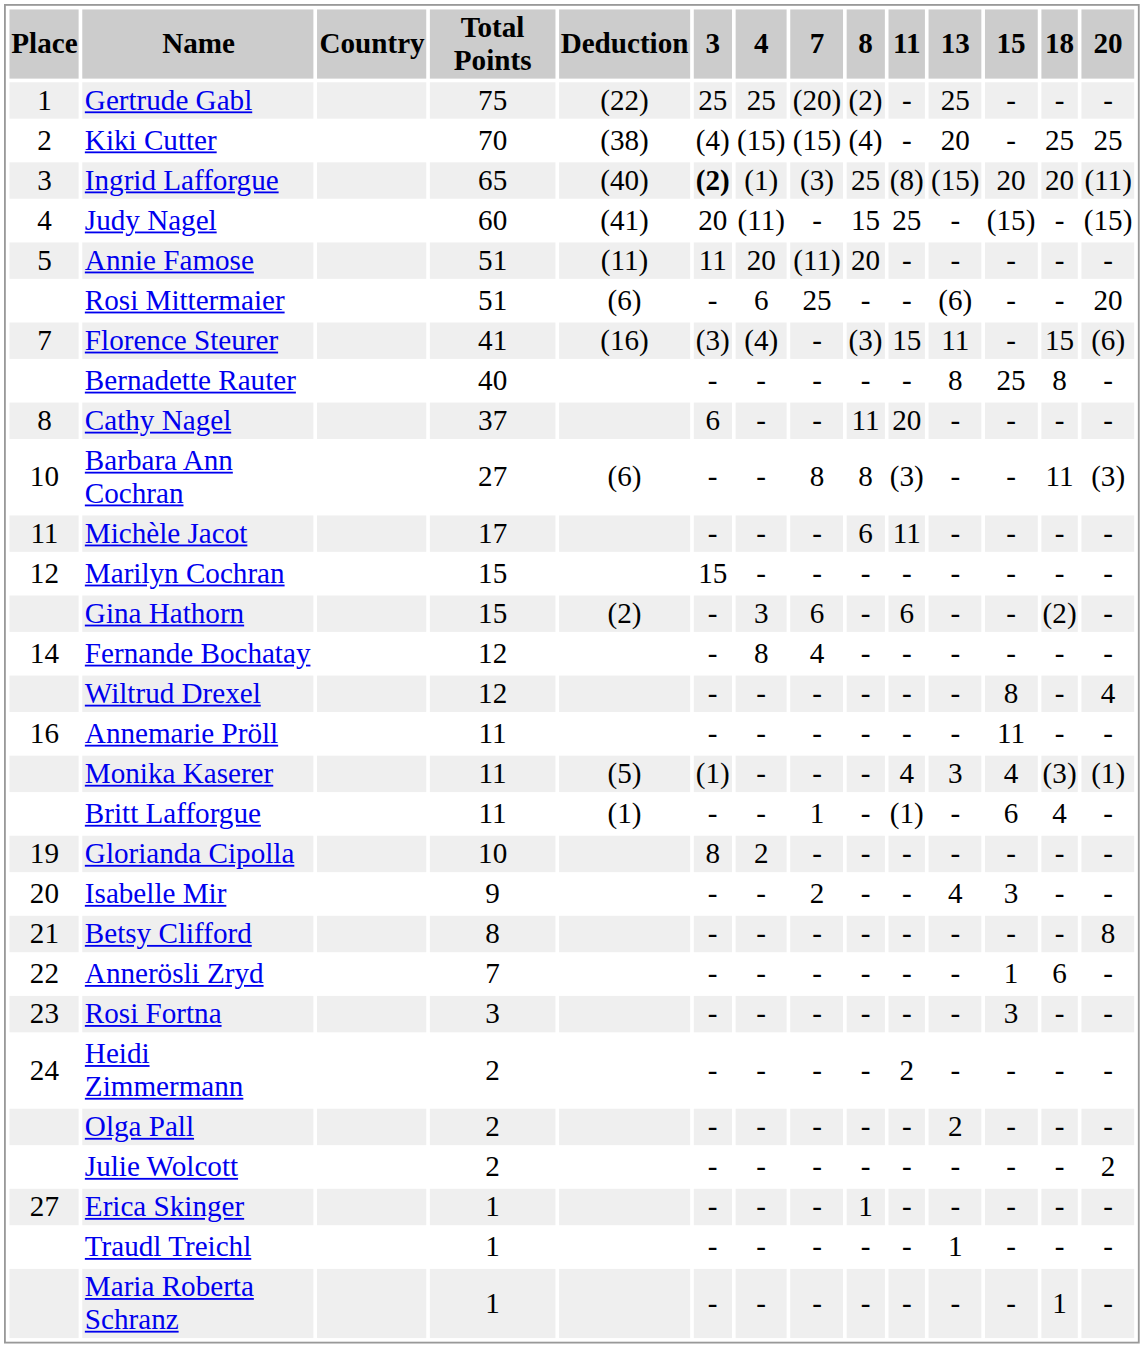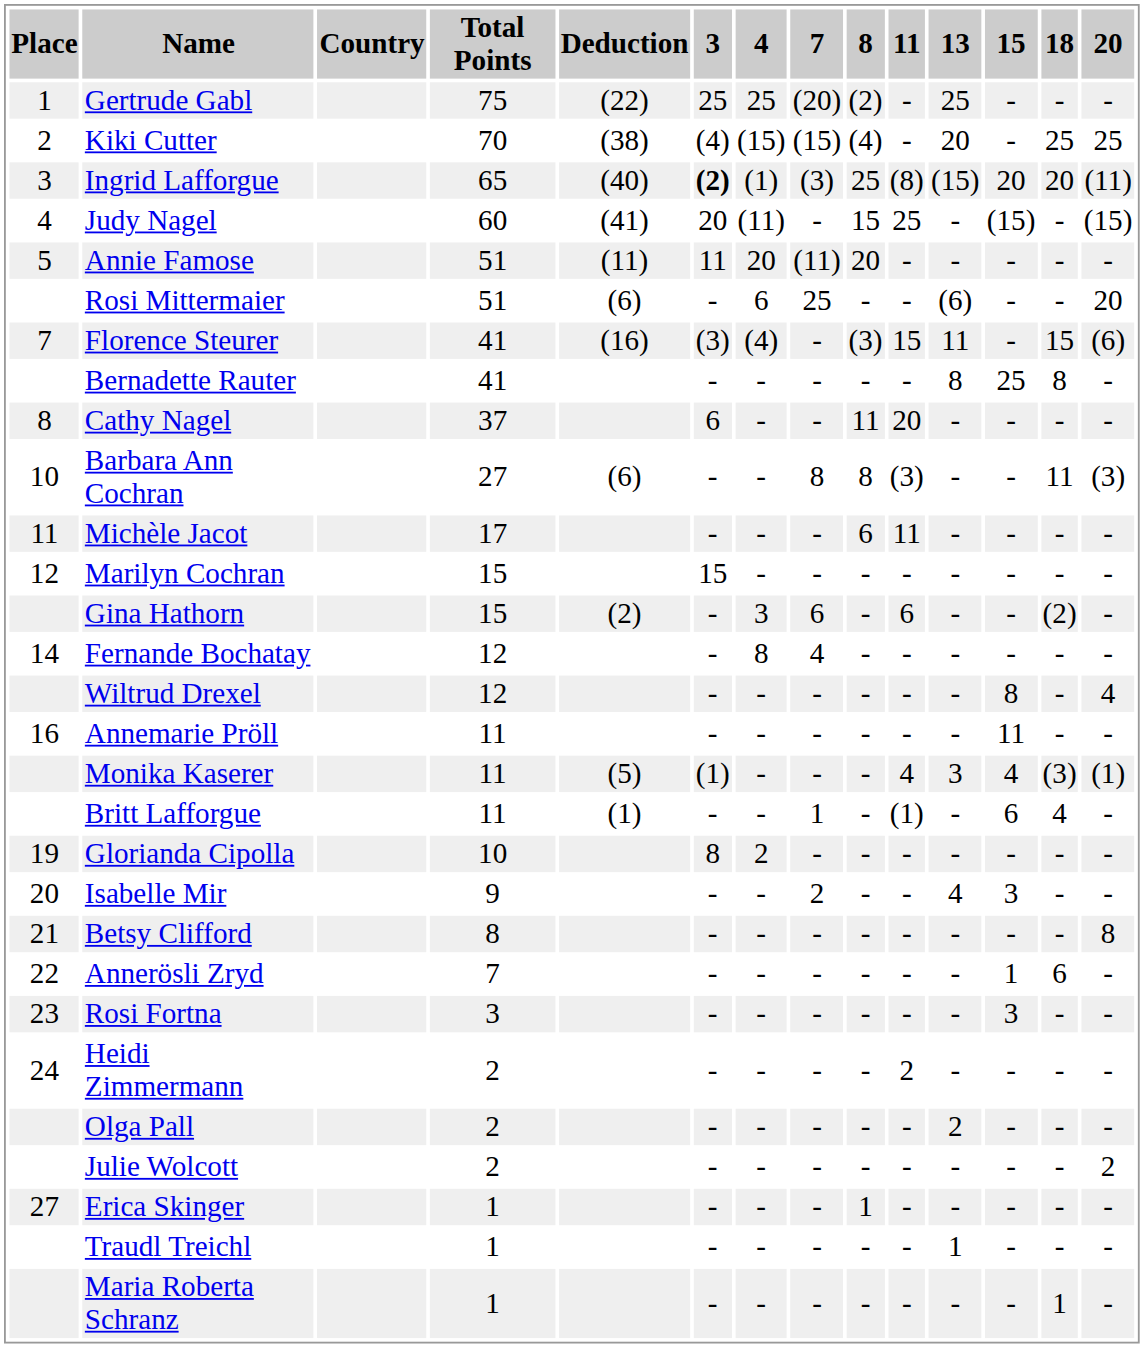(493, 380) 40 -> (493, 380) 41
